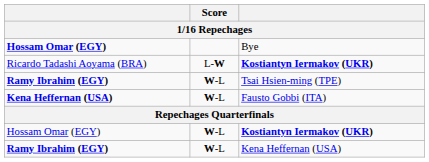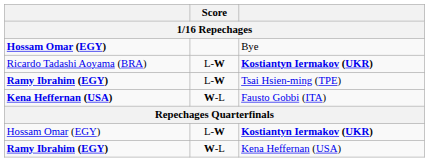(214, 81) W-L -> (214, 81) L-W
(214, 132) W-L -> (214, 132) L-W
